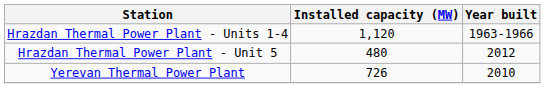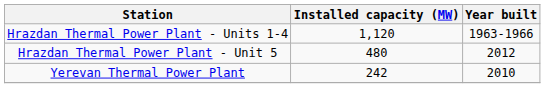(377, 73) 726 -> (377, 73) 242
